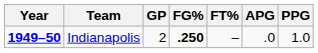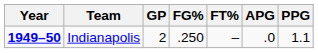(190, 37) bold -> (190, 37) normal
(301, 37) 1.0 -> (301, 37) 1.1
